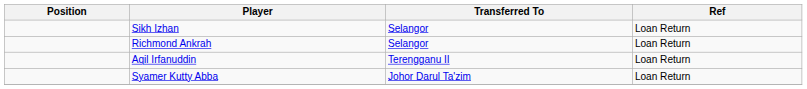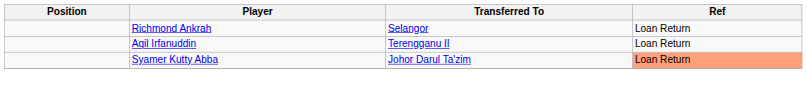- row: (155, 28)
(663, 76) no background -> (663, 60) lightsalmon background
